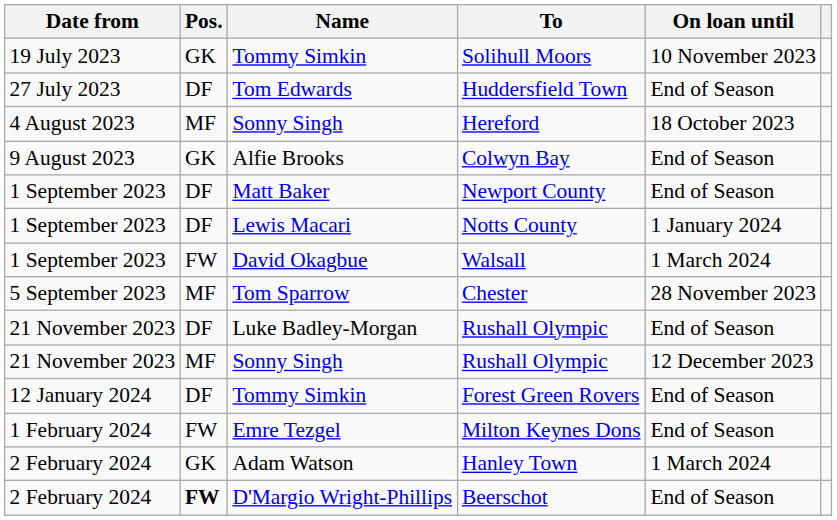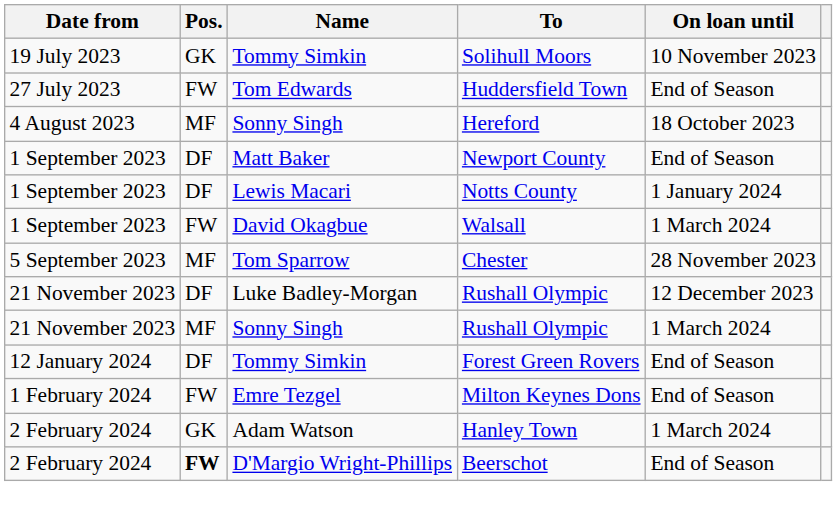(199, 89) DF -> (201, 89) FW
- row: (288, 157)
(712, 327) End of Season -> (732, 293) 12 December 2023
(732, 361) 12 December 2023 -> (711, 327) 1 March 2024
